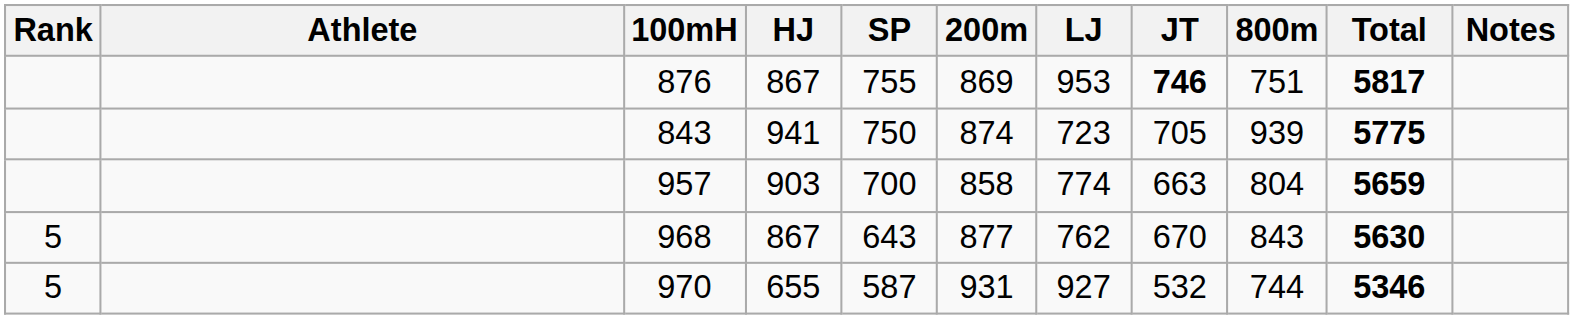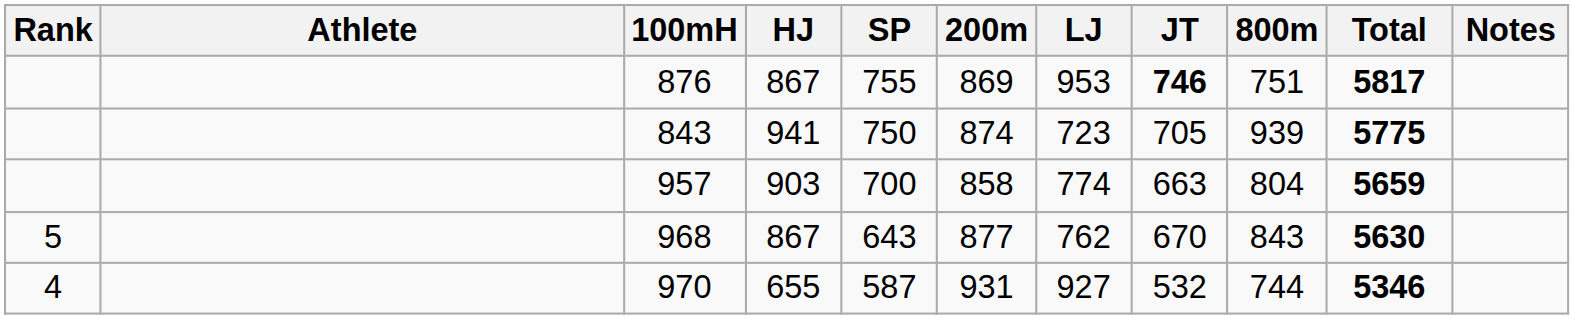(53, 287) 5 -> (53, 287) 4
